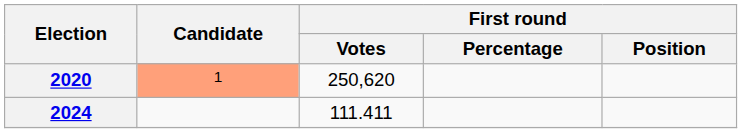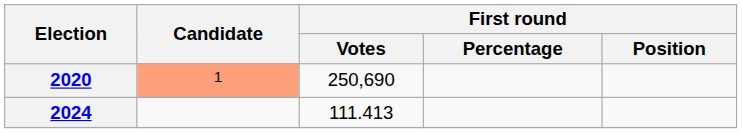(361, 80) 250,620 -> (361, 80) 250,690
(361, 112) 111.411 -> (361, 112) 111.413
